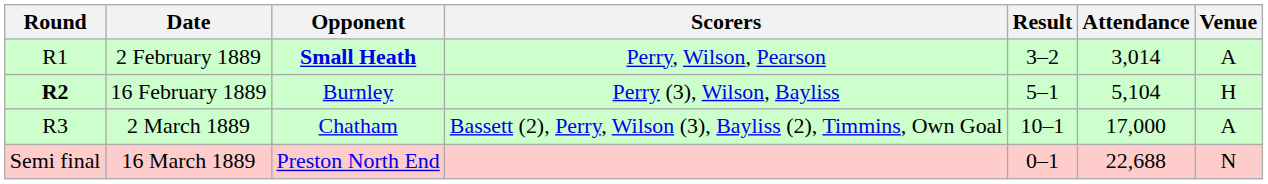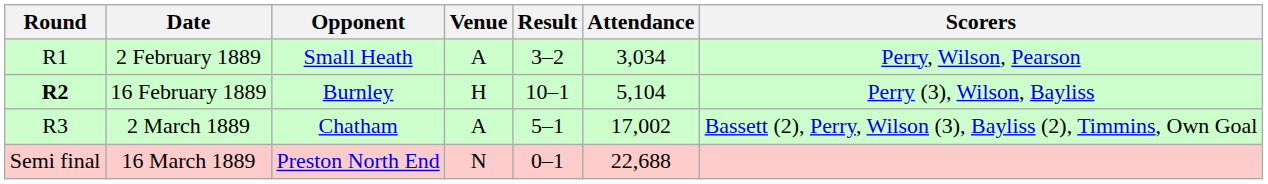columns swapped: (1228, 21) <-> (726, 21)
(358, 56) bold -> (358, 56) normal
(1136, 56) 3,014 -> (641, 56) 3,034
(1042, 91) 5–1 -> (547, 91) 10–1
(1042, 126) 10–1 -> (547, 126) 5–1
(1136, 126) 17,000 -> (641, 126) 17,002
